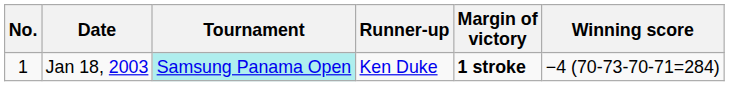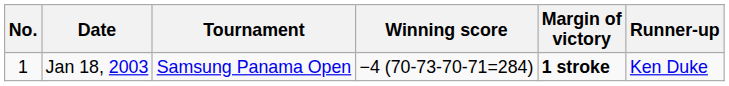columns swapped: (633, 29) <-> (404, 29)
(254, 67) paleturquoise background -> (254, 67) no background
